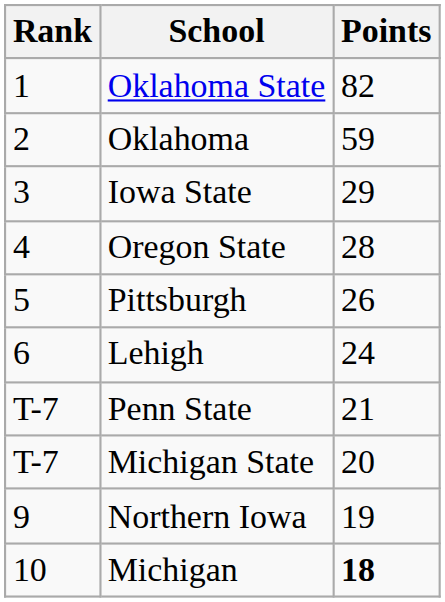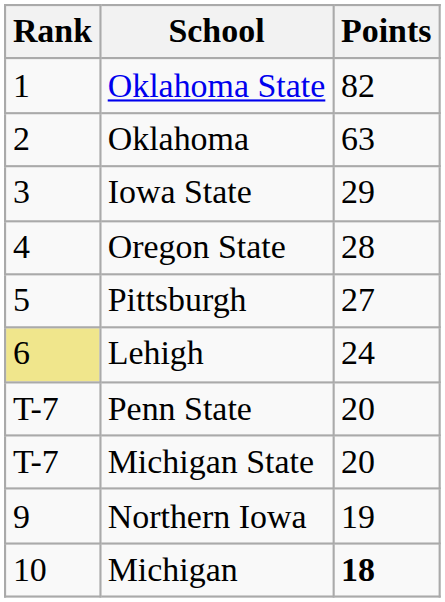(358, 138) 59 -> (358, 138) 63
(358, 300) 26 -> (358, 300) 27
(21, 354) no background -> (21, 354) khaki background
(358, 407) 21 -> (358, 407) 20
